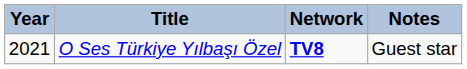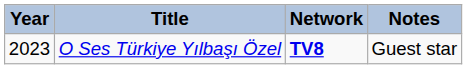(30, 48) 2021 -> (30, 48) 2023
